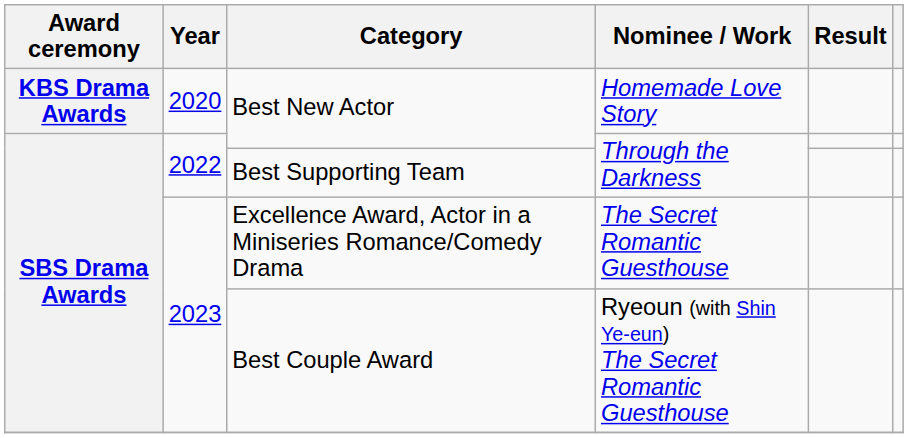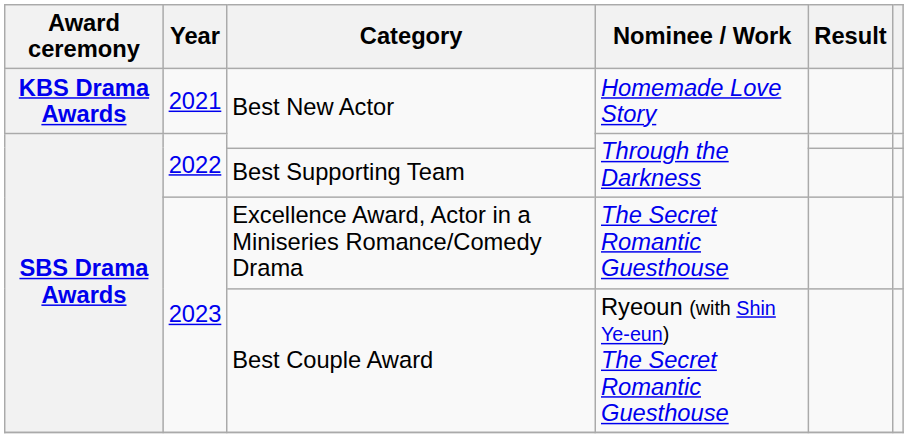(195, 100) 2020 -> (195, 100) 2021
